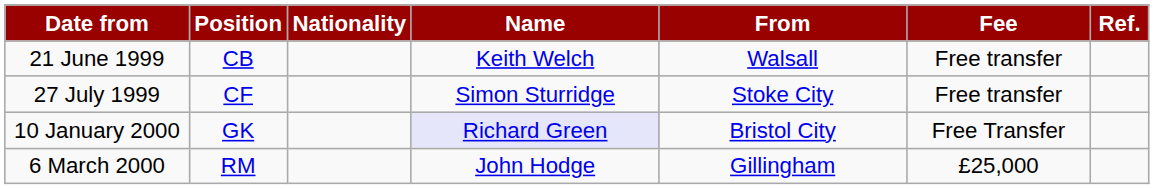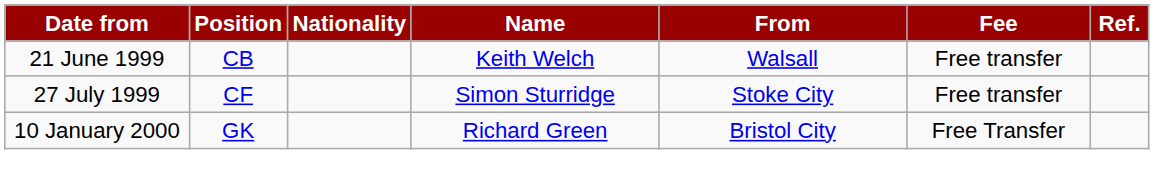(535, 130) lavender background -> (535, 130) no background
- row: (97, 166)
